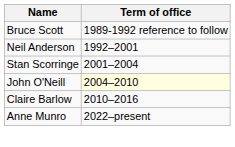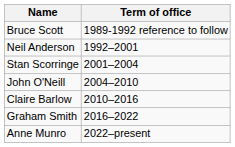(111, 82) lightyellow background -> (111, 82) no background
+ row: (42, 116)
